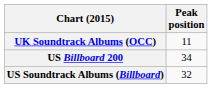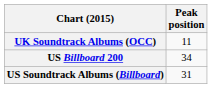(187, 74) 32 -> (187, 74) 31
